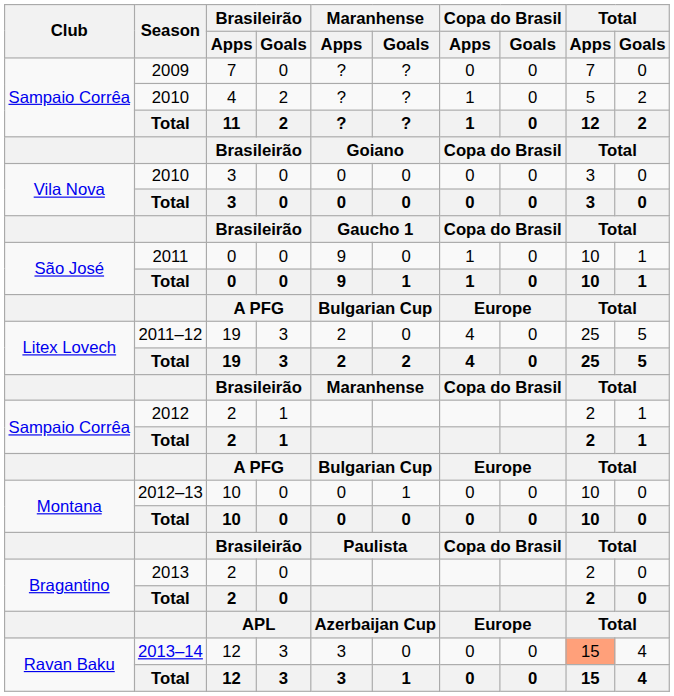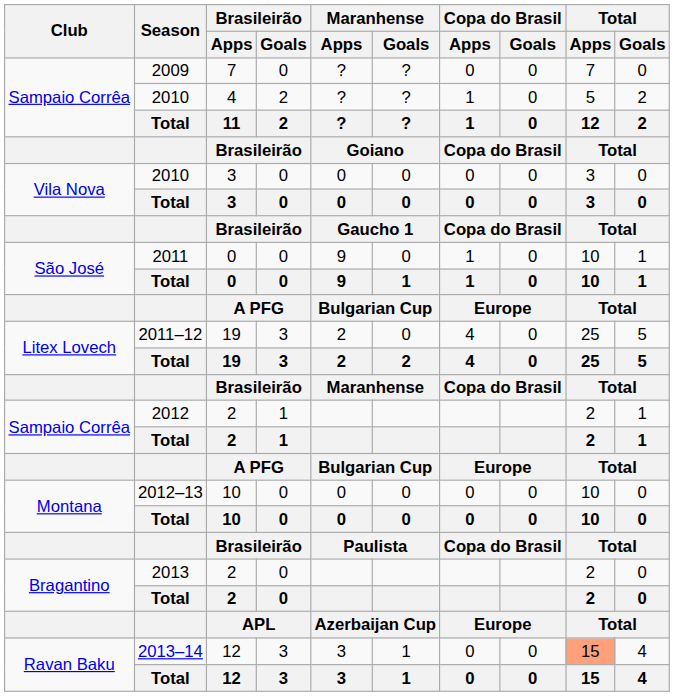(406, 493) 1 -> (406, 493) 0
(406, 652) 0 -> (406, 652) 1
